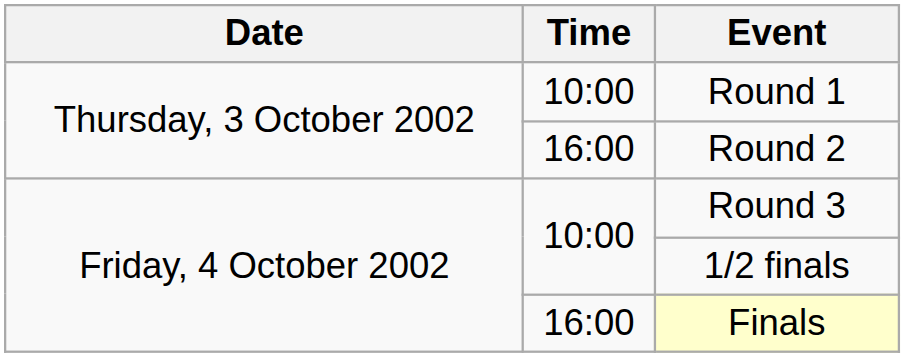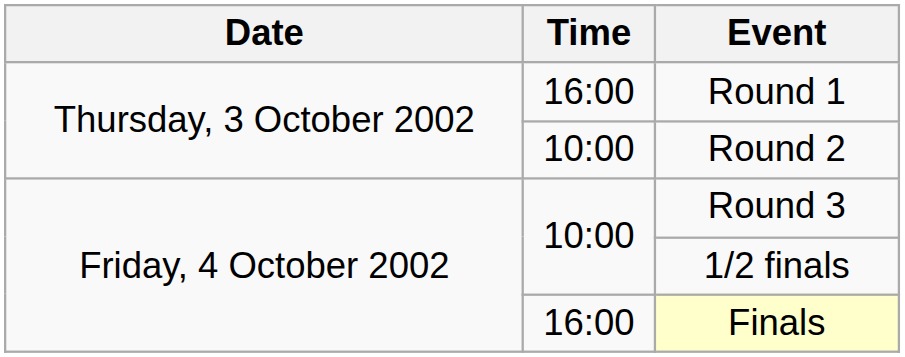(589, 91) 10:00 -> (589, 91) 16:00
(589, 149) 16:00 -> (589, 149) 10:00
